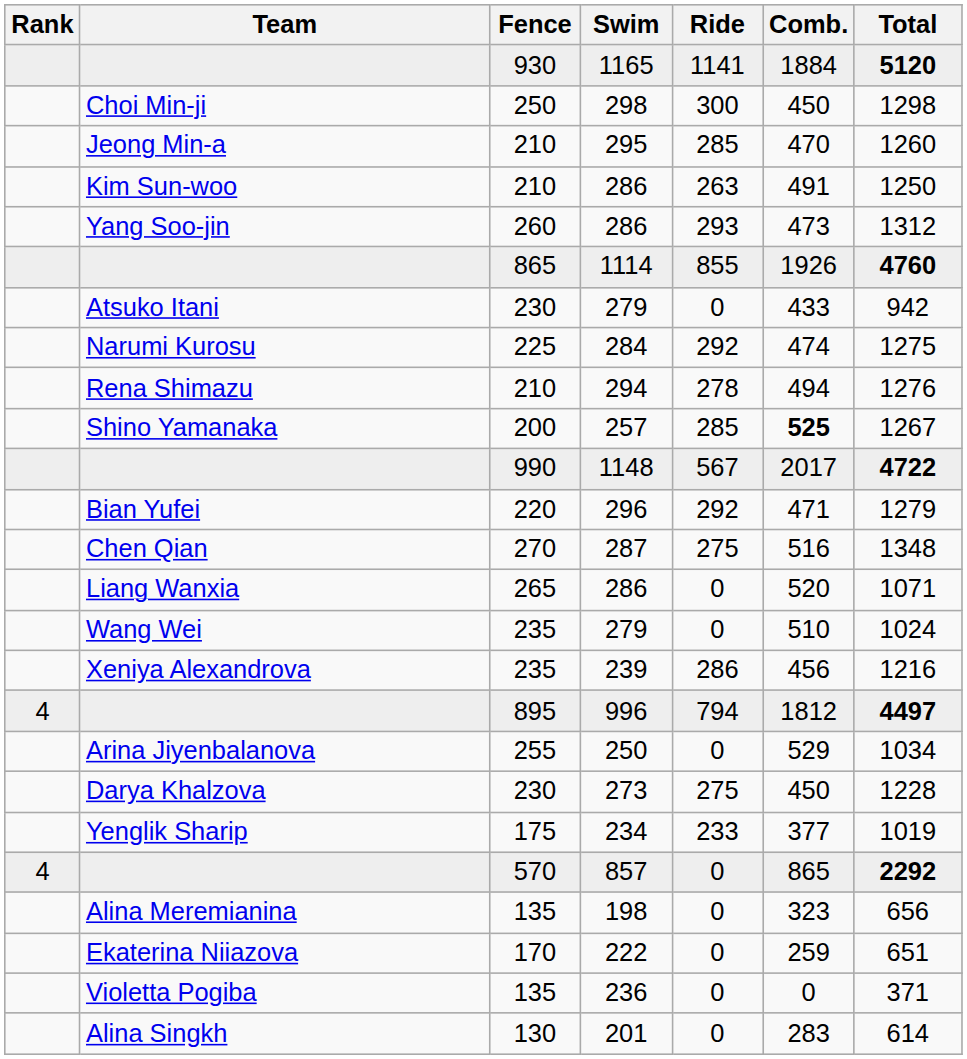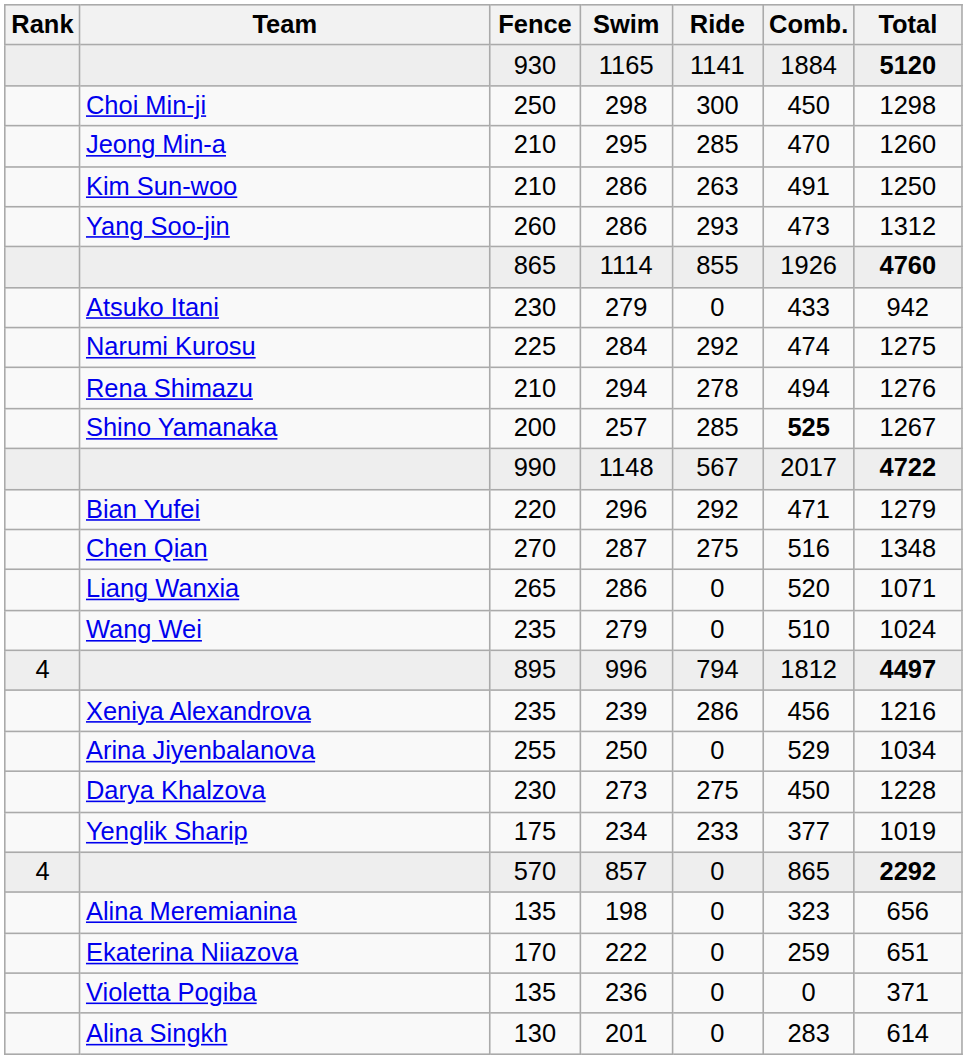rows swapped: (285, 711) <-> (198, 670)
